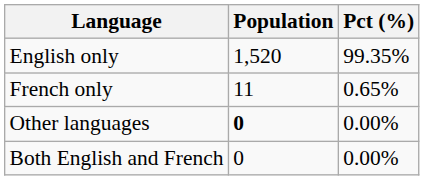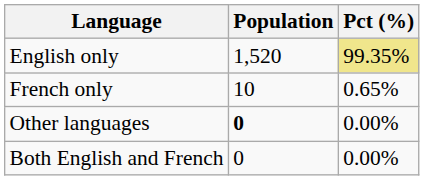(376, 55) no background -> (376, 55) khaki background
(244, 89) 11 -> (244, 89) 10
